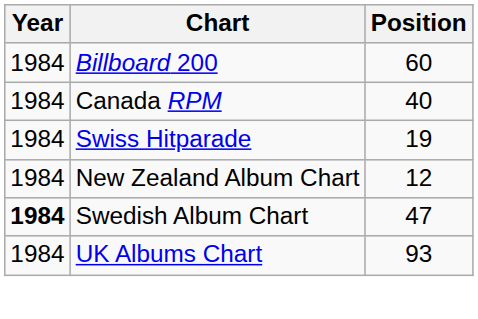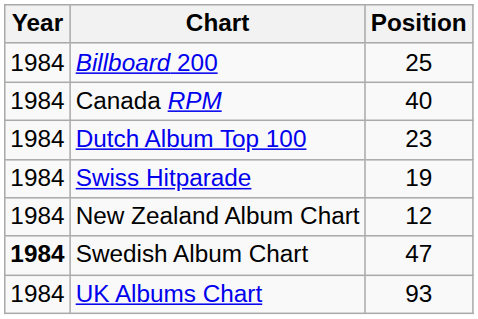(419, 62) 60 -> (419, 62) 25
+ row: (191, 139)
